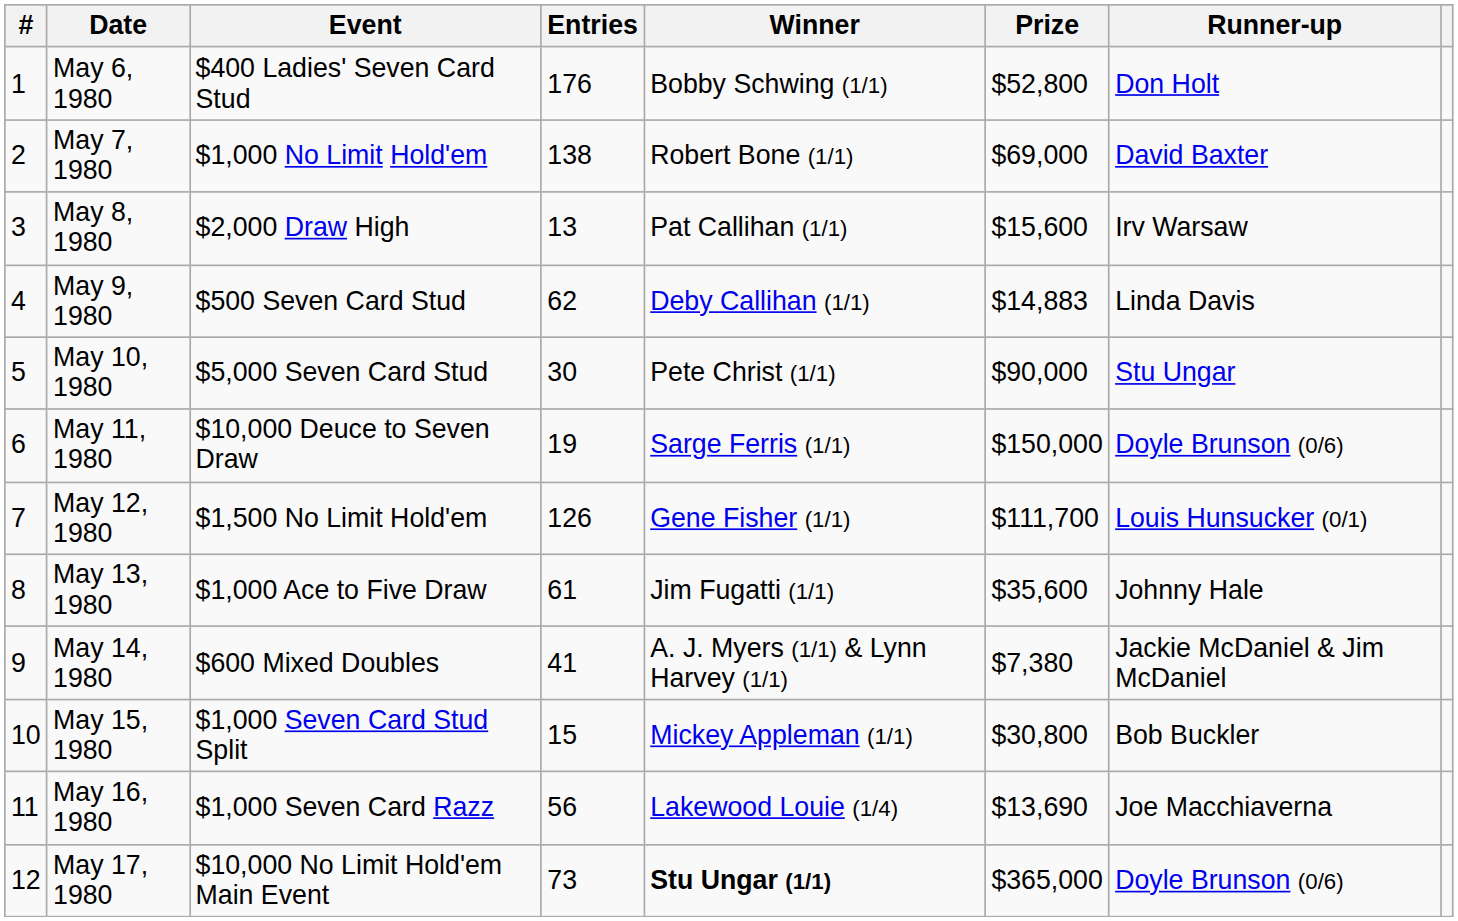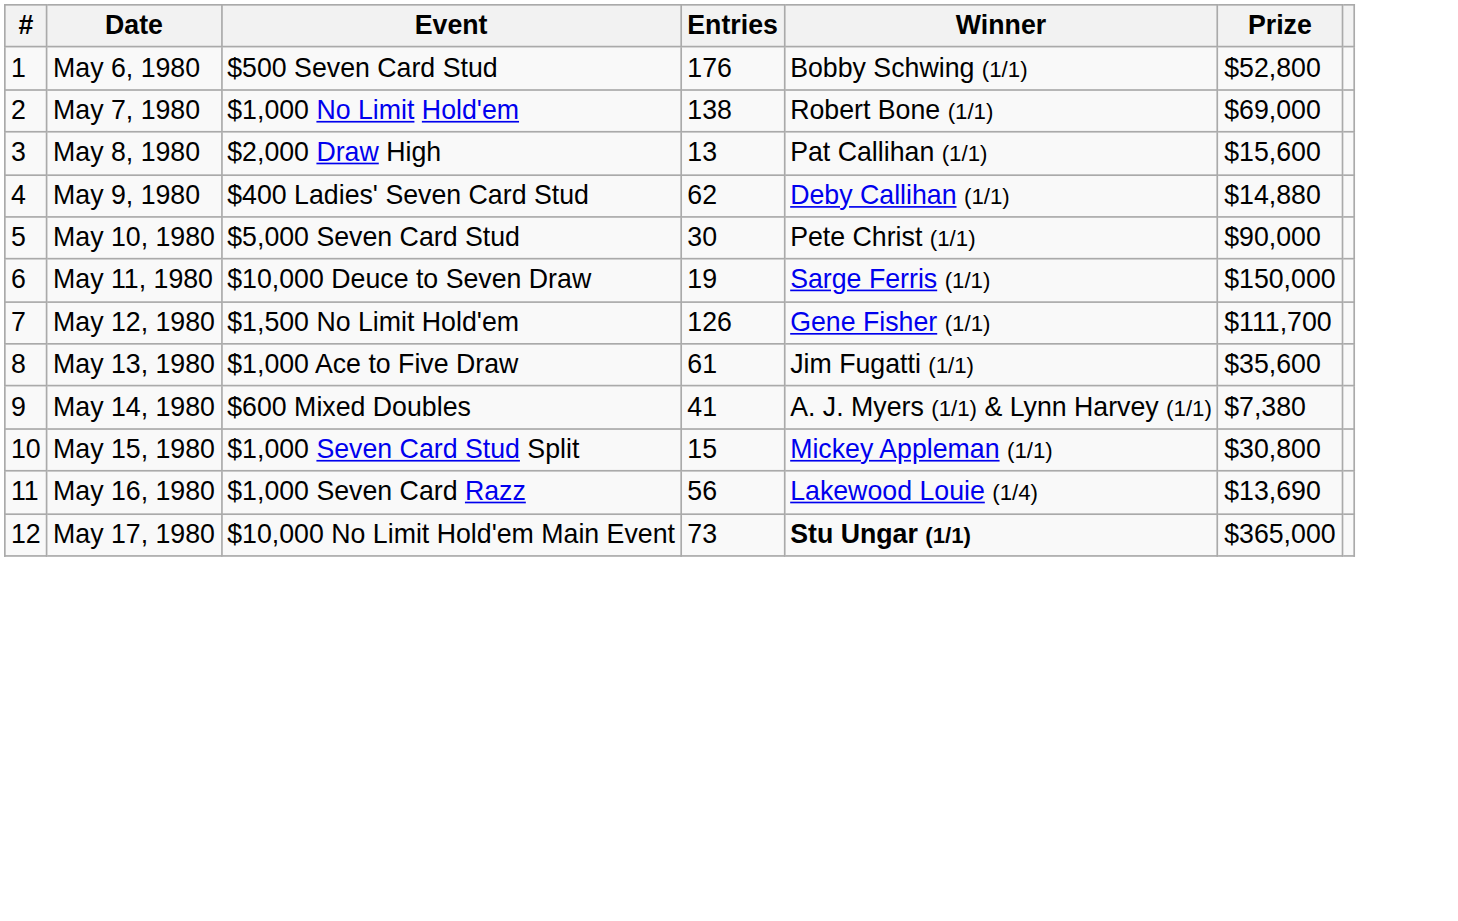- column: (1275, 25)
(345, 83) $400 Ladies' Seven Card Stud -> (362, 68) $500 Seven Card Stud
(331, 300) $500 Seven Card Stud -> (408, 195) $400 Ladies' Seven Card Stud
(1040, 300) $14,883 -> (1272, 195) $14,880
